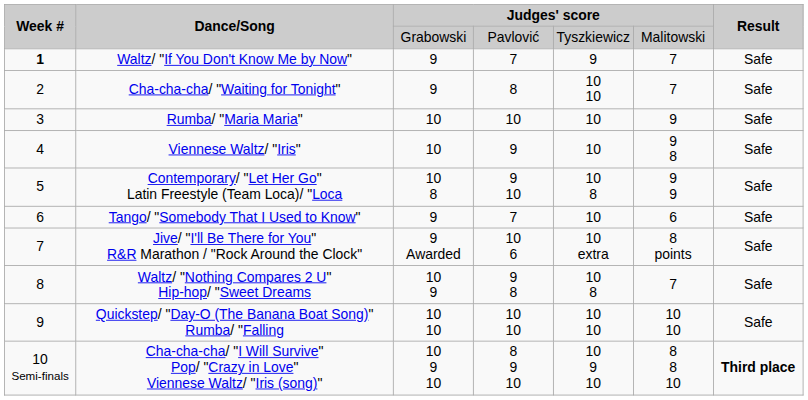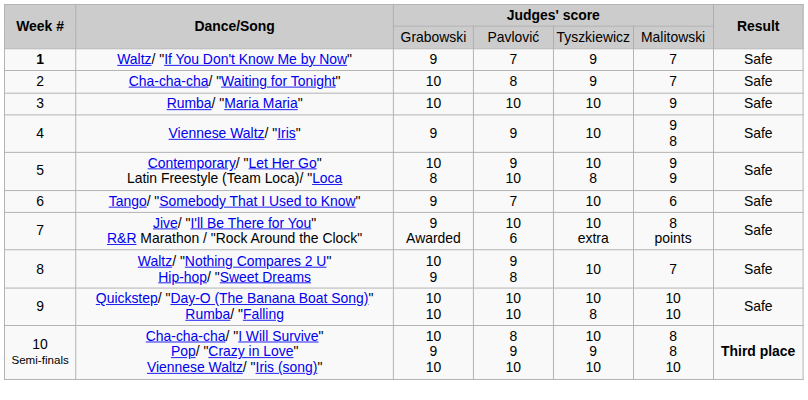(433, 89) 9 -> (433, 81) 10
(593, 89) 10 10 -> (593, 81) 9
(433, 149) 10 -> (433, 133) 9
(593, 284) 10 8 -> (593, 269) 10
(593, 322) 10 10 -> (593, 306) 10 8
